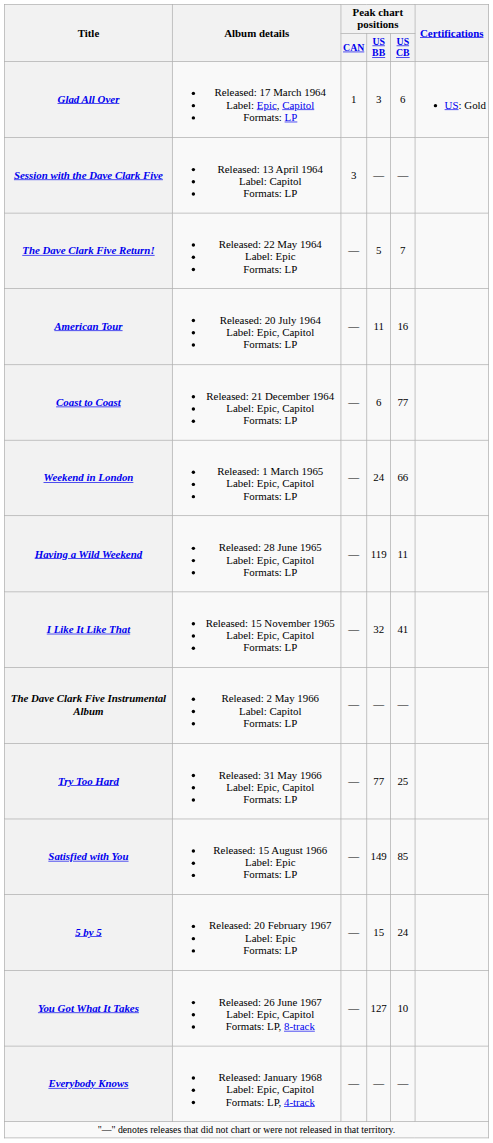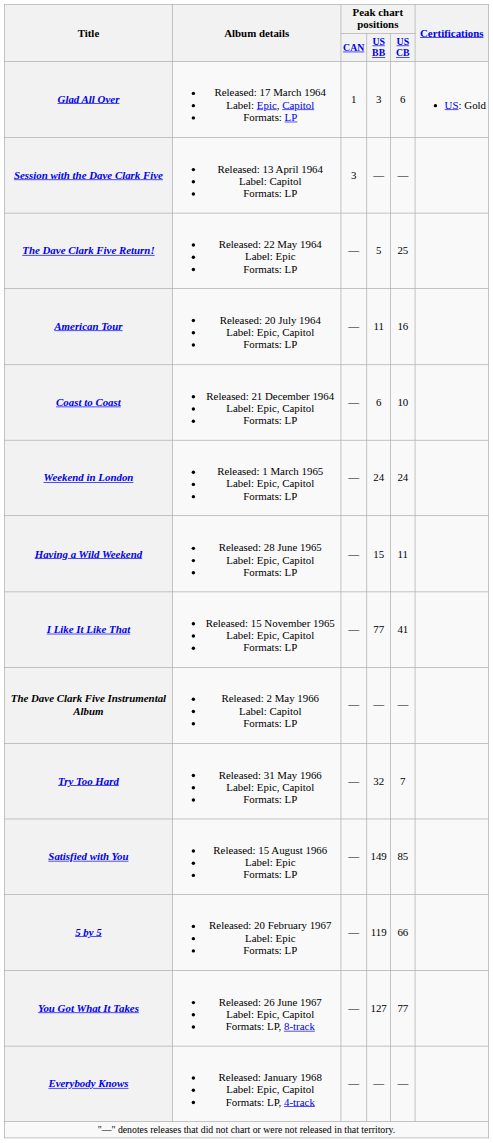(403, 251) 7 -> (403, 251) 25
(403, 402) 77 -> (403, 402) 10
(403, 478) 66 -> (403, 478) 24
(379, 553) 119 -> (379, 553) 15
(379, 629) 32 -> (379, 629) 77
(379, 781) 77 -> (379, 781) 32
(403, 781) 25 -> (403, 781) 7
(379, 932) 15 -> (379, 932) 119
(403, 932) 24 -> (403, 932) 66
(403, 1008) 10 -> (403, 1008) 77
